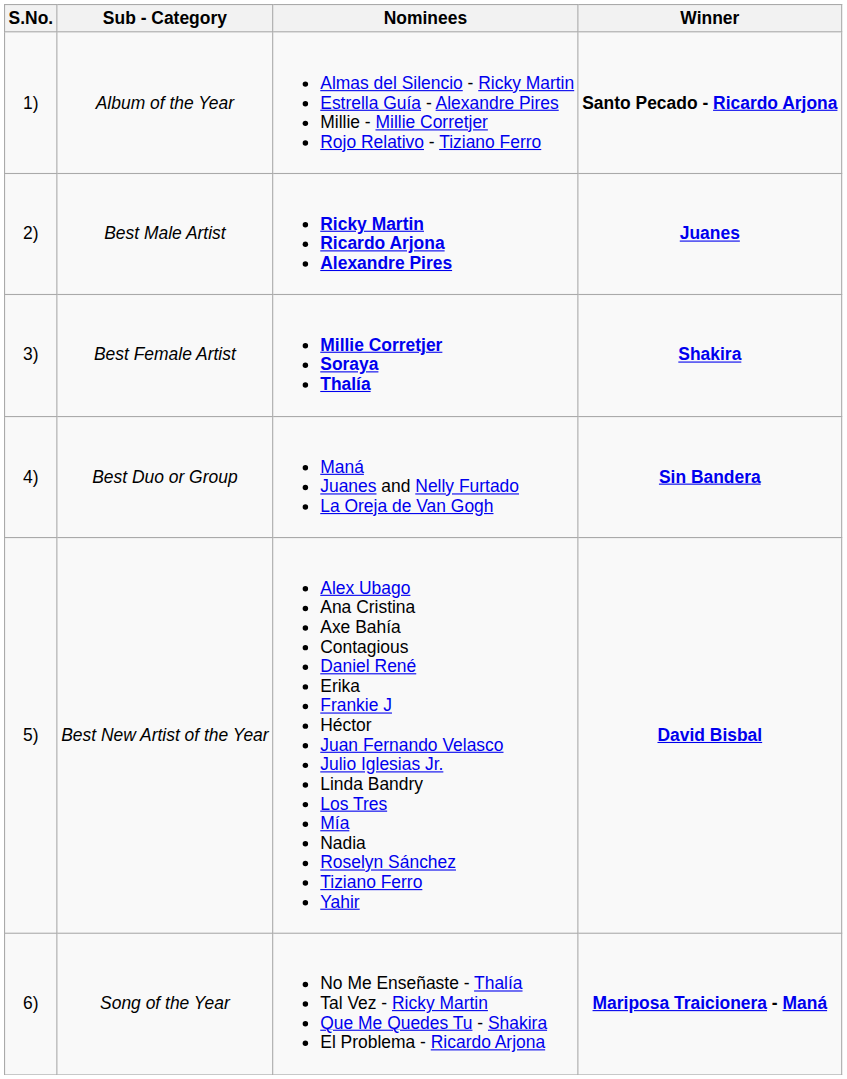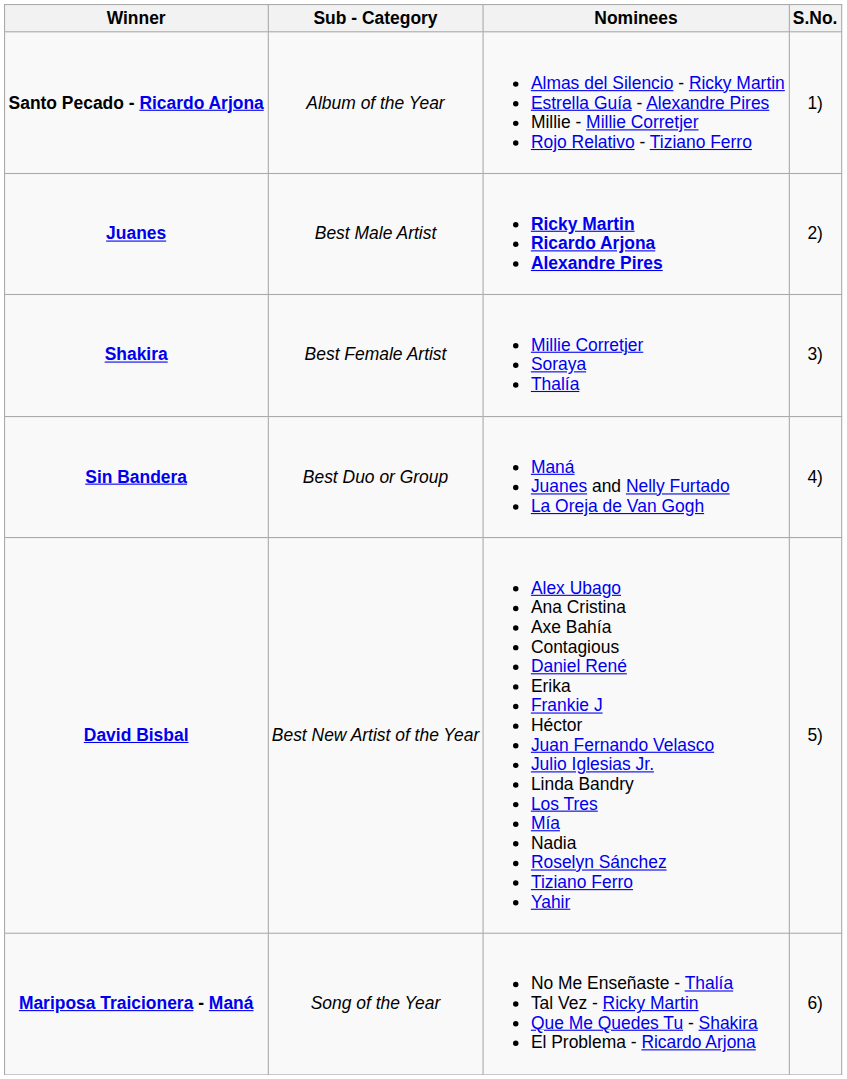columns swapped: (31, 18) <-> (710, 18)
(425, 365) bold -> (636, 365) normal
